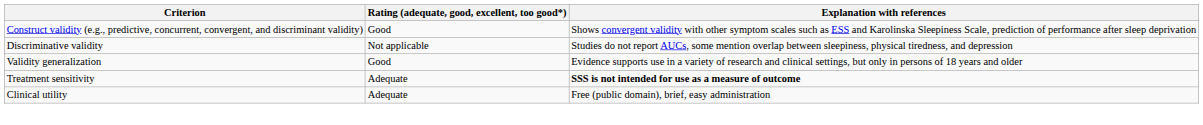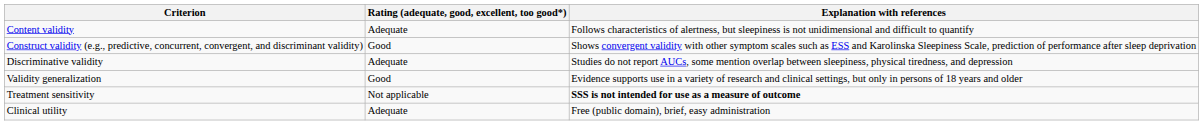+ row: (40, 29)
(398, 45) Not applicable -> (388, 62) Adequate
(388, 78) Adequate -> (398, 95) Not applicable
